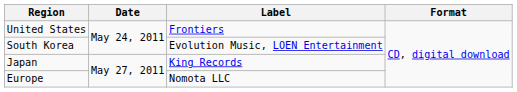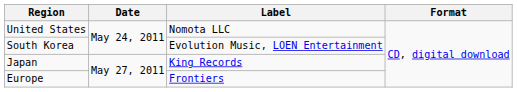(197, 29) Frontiers -> (200, 29) Nomota LLC
(200, 79) Nomota LLC -> (197, 79) Frontiers
